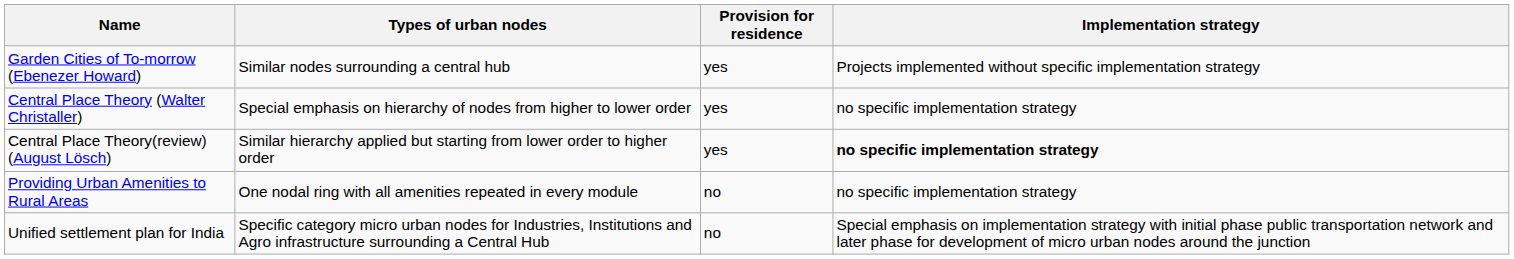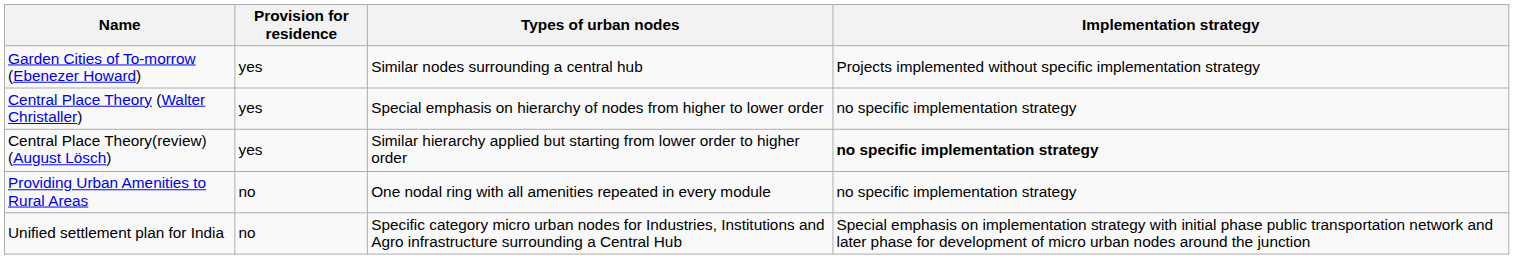columns swapped: (468, 25) <-> (767, 25)
